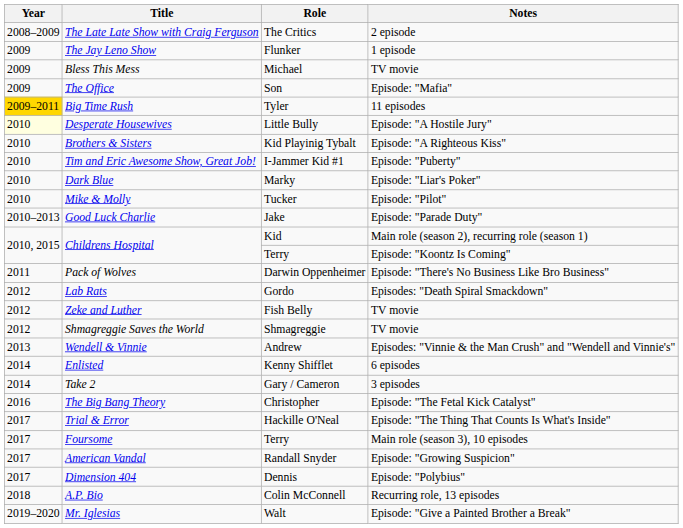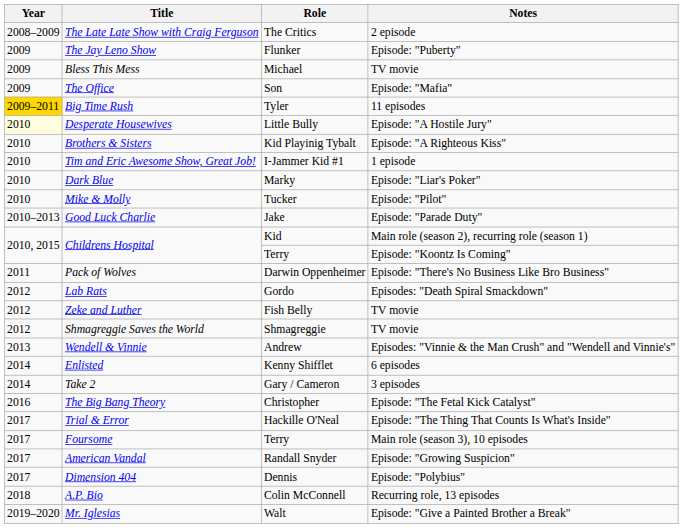(393, 50) 1 episode -> (416, 50) Episode: "Puberty"
(416, 161) Episode: "Puberty" -> (393, 161) 1 episode
